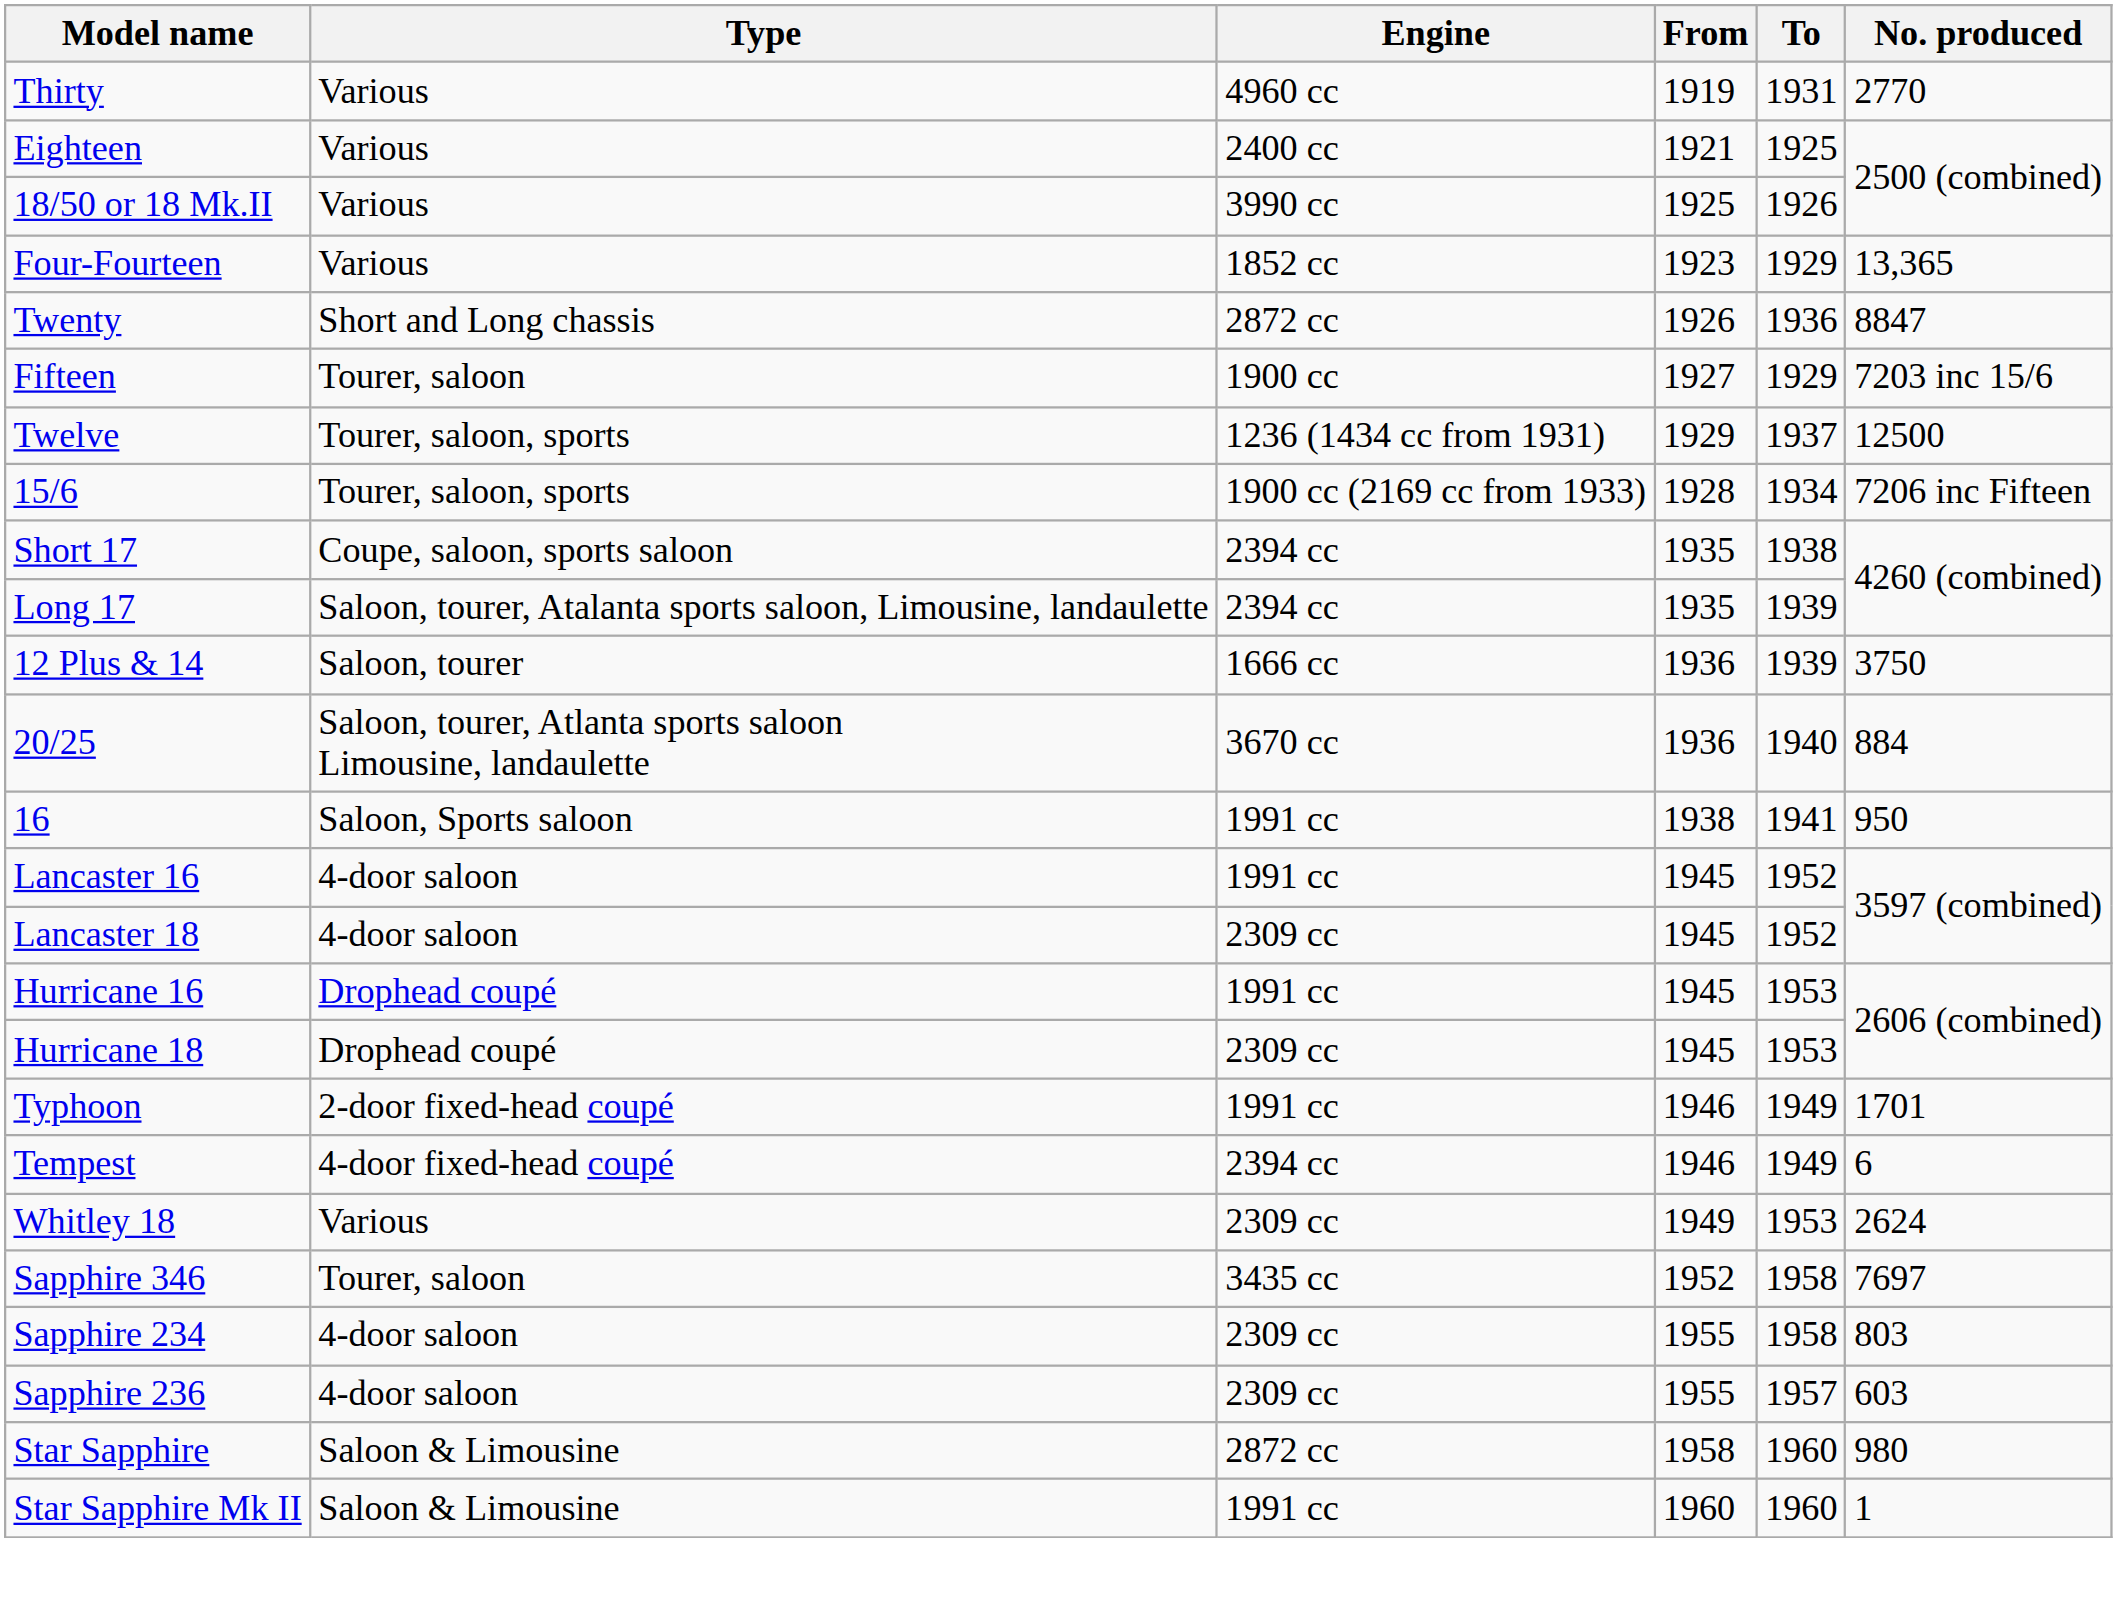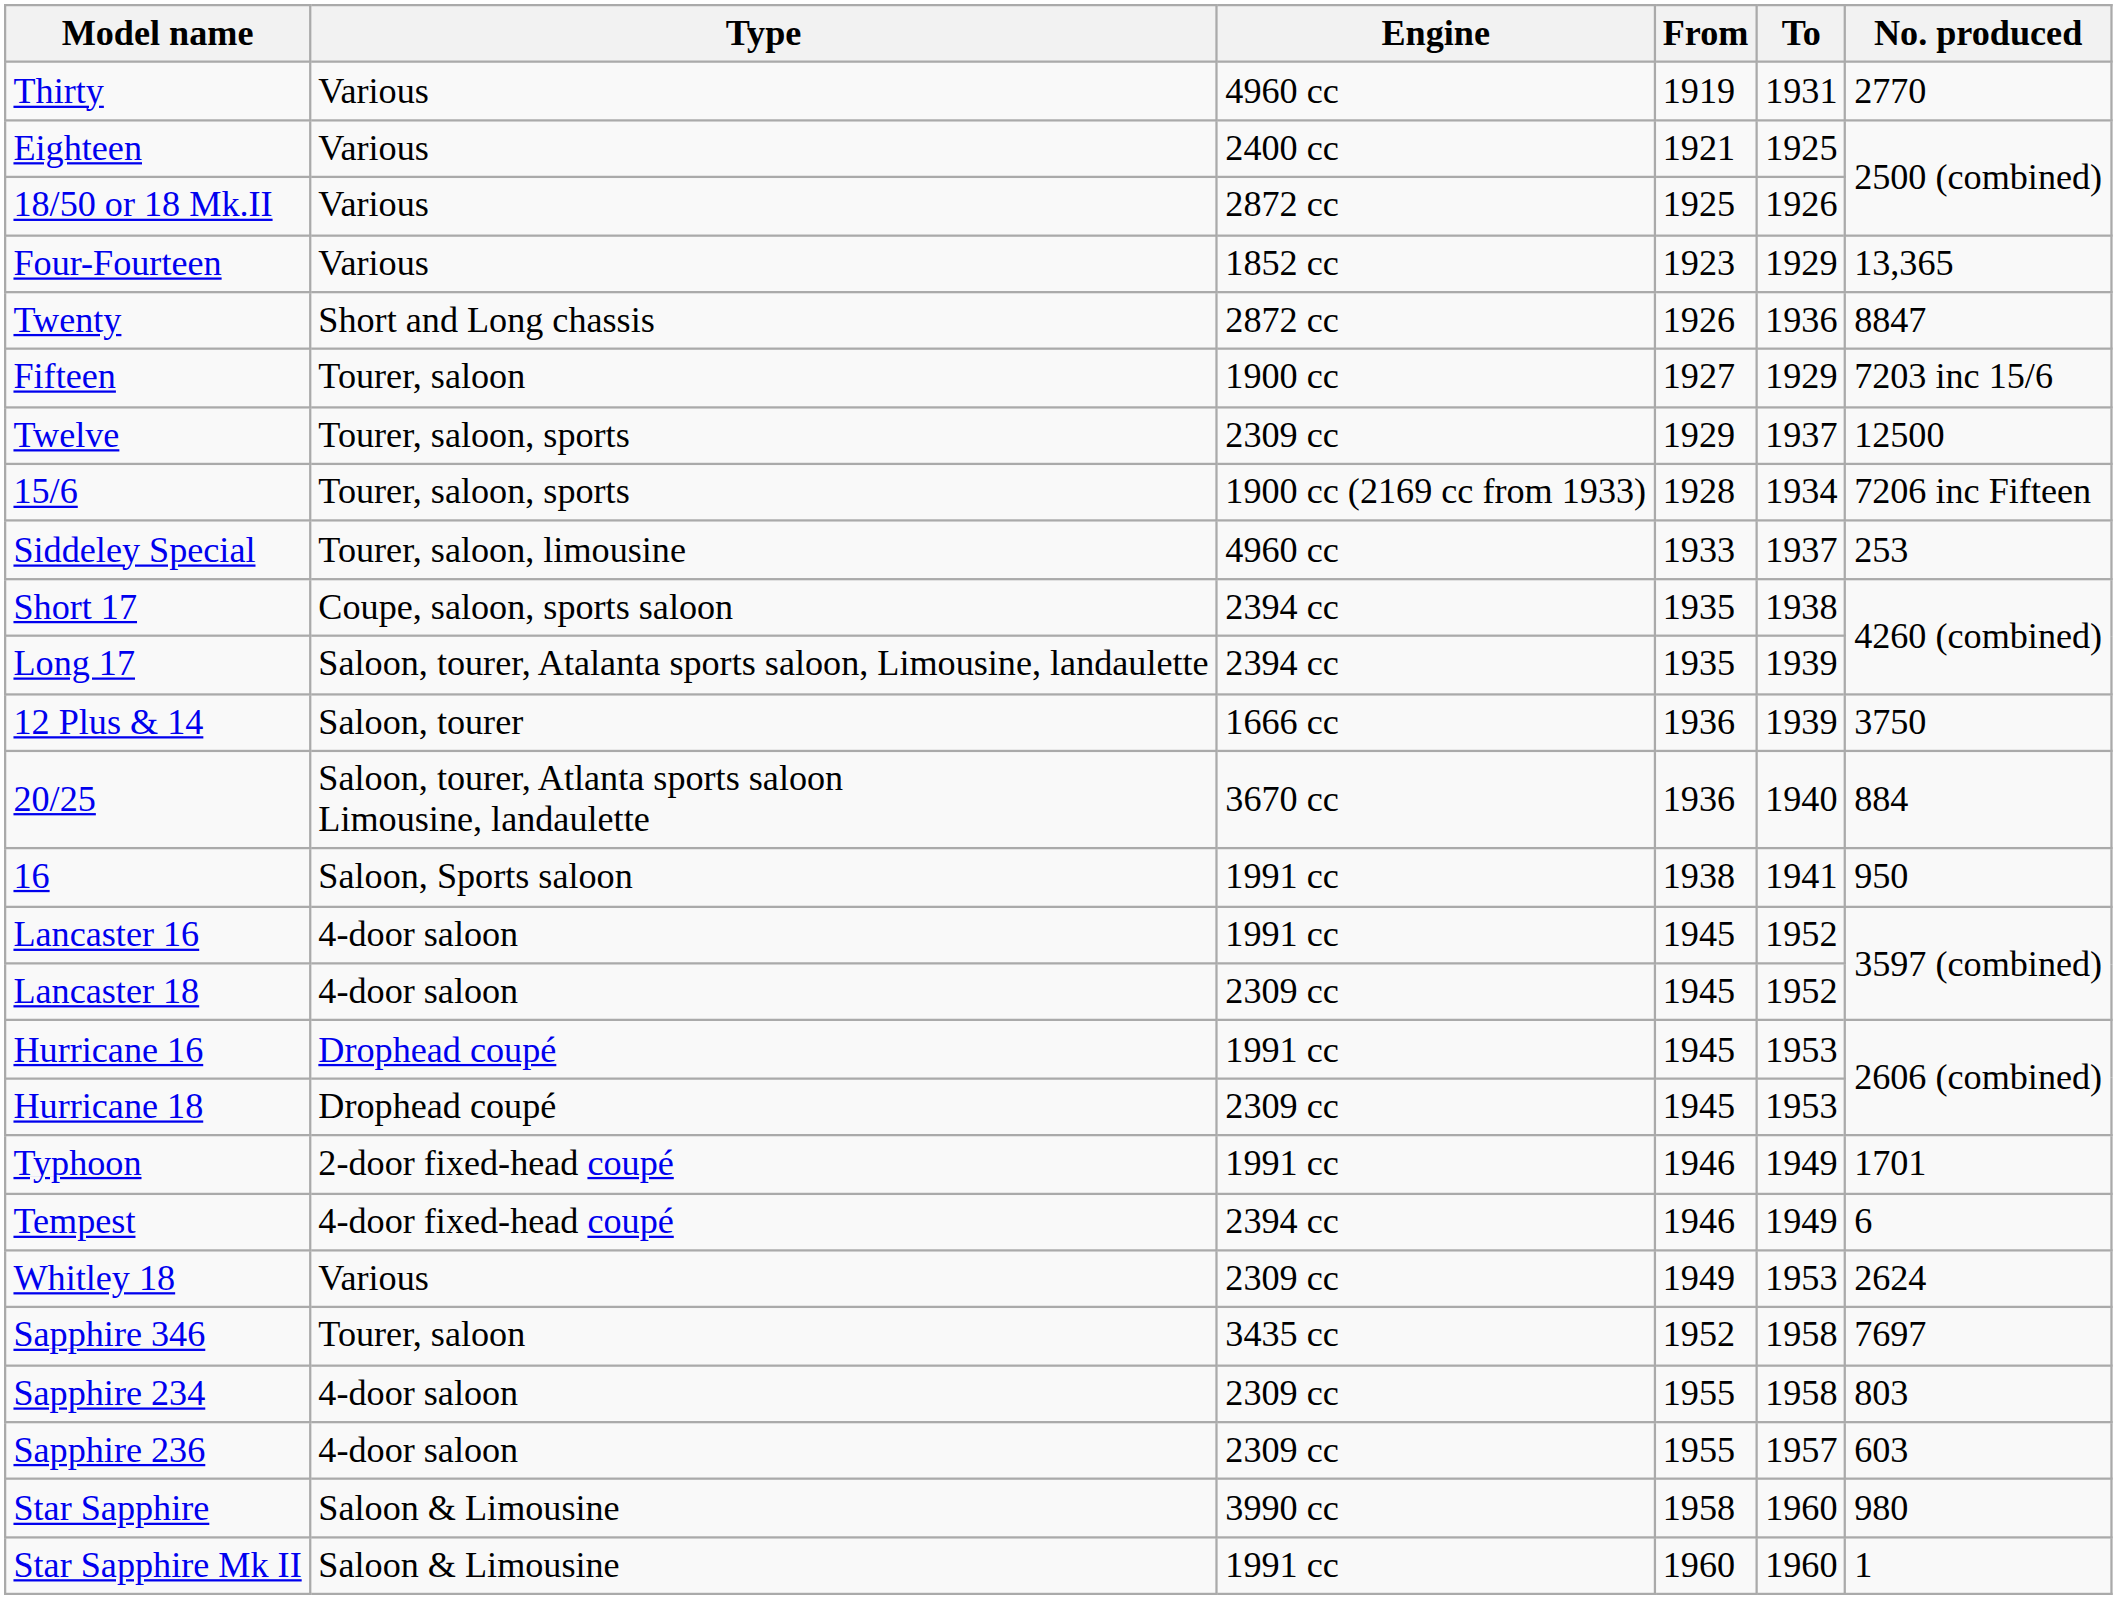(1282, 205) 3990 cc -> (1282, 205) 2872 cc
(1415, 434) 1236 (1434 cc from 1931) -> (1282, 434) 2309 cc
+ row: (134, 549)
(1282, 1450) 2872 cc -> (1282, 1507) 3990 cc
